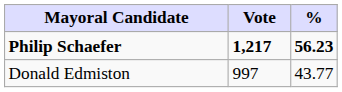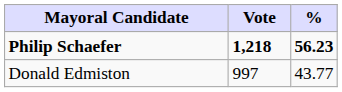(252, 45) 1,217 -> (252, 45) 1,218
